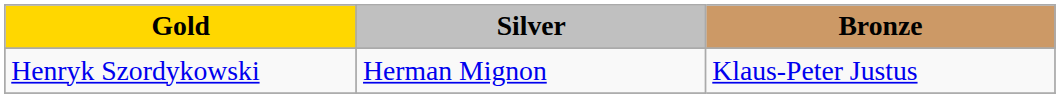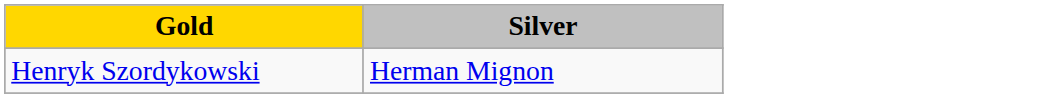- column: (880, 26)
